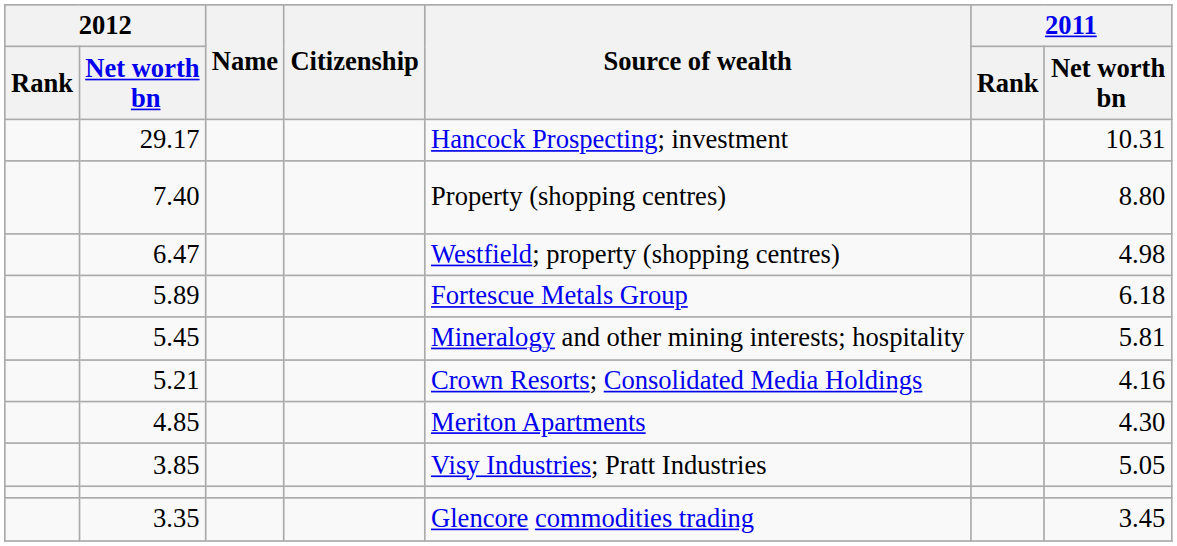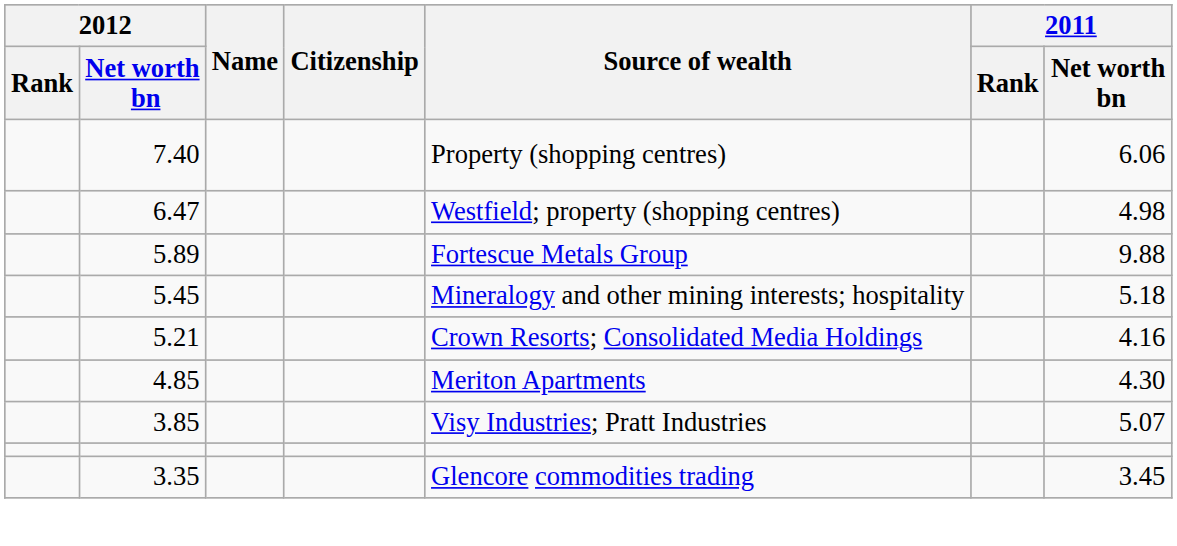- row: (170, 139)
(1142, 196) 8.80 -> (1142, 154) 6.06
(1142, 295) 6.18 -> (1142, 253) 9.88
(1142, 338) 5.81 -> (1142, 295) 5.18
(1142, 464) 5.05 -> (1142, 422) 5.07
